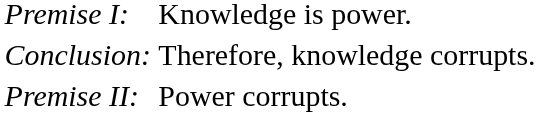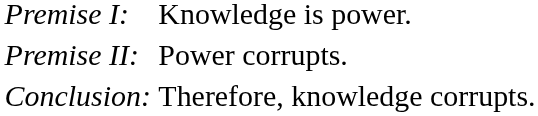rows swapped: (72, 96) <-> (78, 55)
